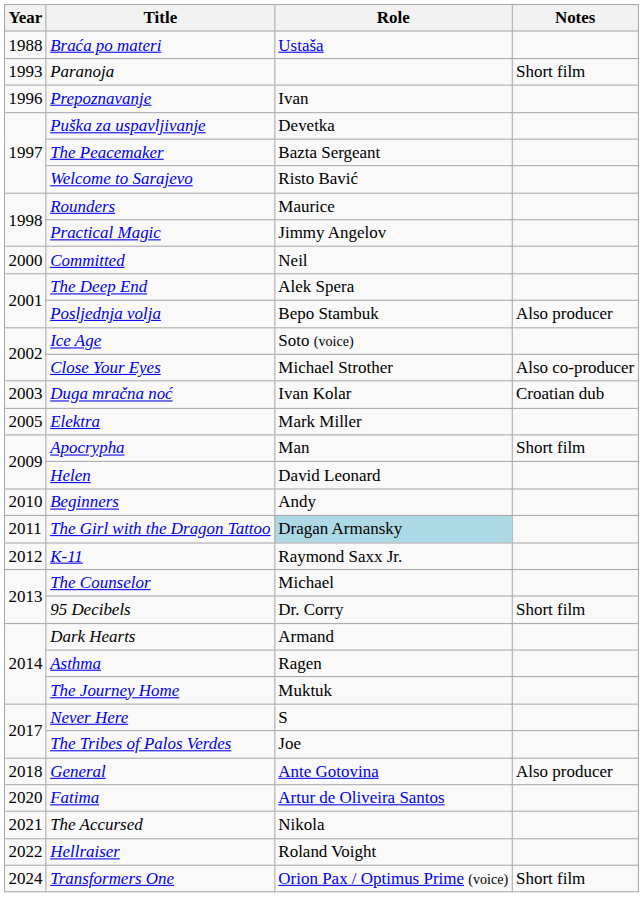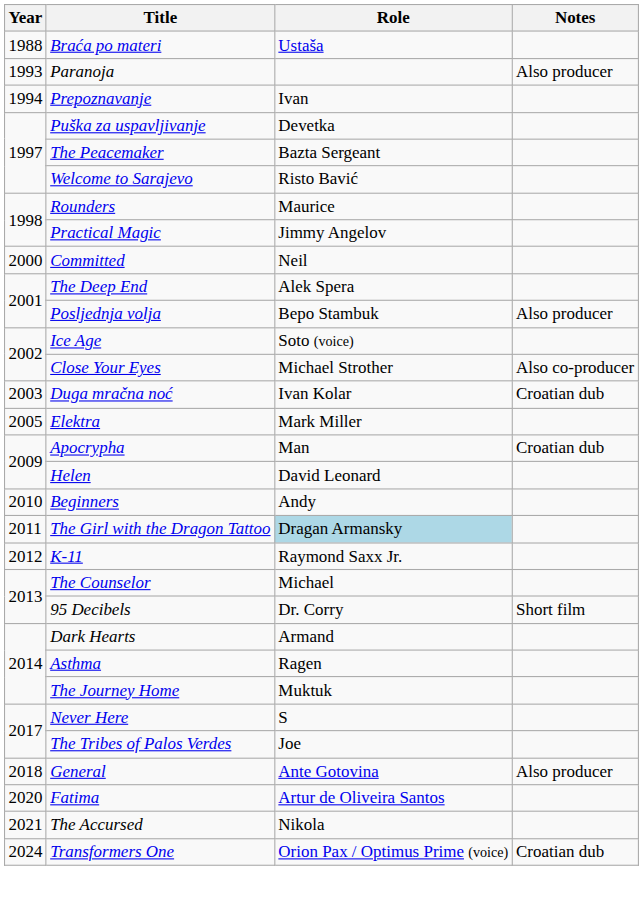(551, 71) Short film -> (564, 71) Also producer
(25, 98) 1996 -> (25, 98) 1994
(551, 448) Short film -> (560, 448) Croatian dub
- row: (85, 851)
(551, 878) Short film -> (560, 851) Croatian dub
